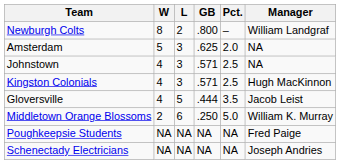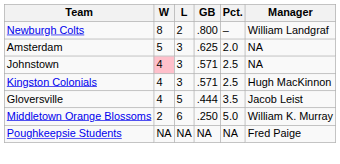(159, 64) no background -> (159, 64) pink background
- row: (68, 151)
